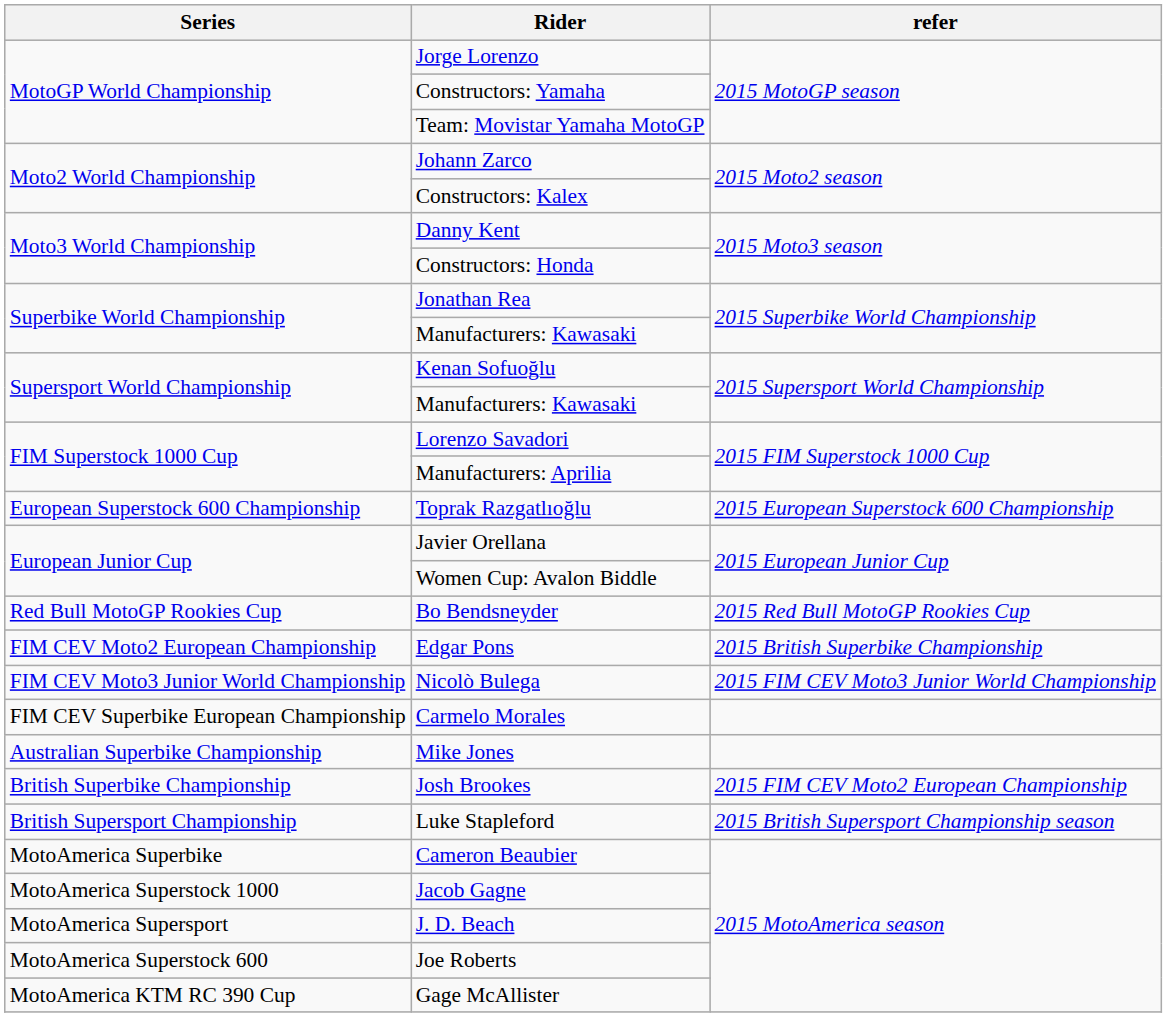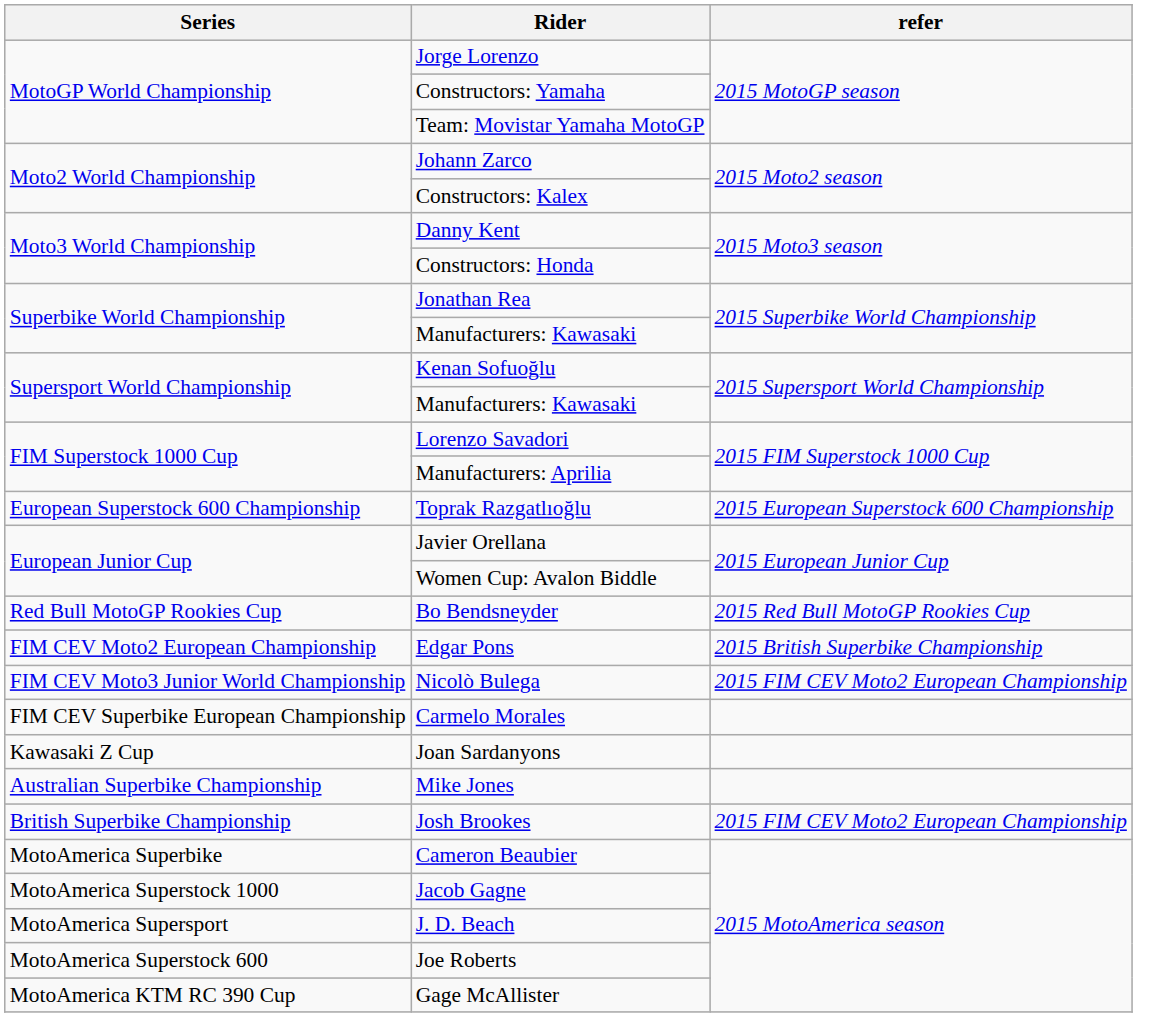(935, 681) 2015 FIM CEV Moto3 Junior World Championship -> (921, 681) 2015 FIM CEV Moto2 European Championship
+ row: (82, 751)
- row: (153, 820)
